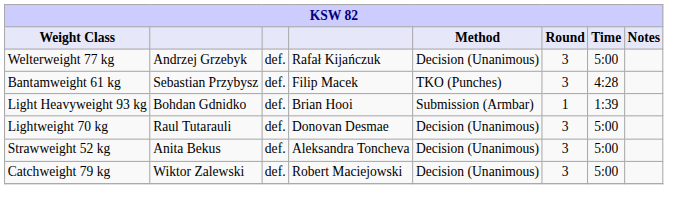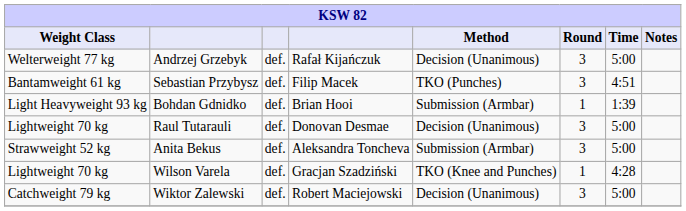(606, 82) 4:28 -> (624, 82) 4:51
(478, 149) Decision (Unanimous) -> (475, 149) Submission (Armbar)
+ row: (191, 171)
